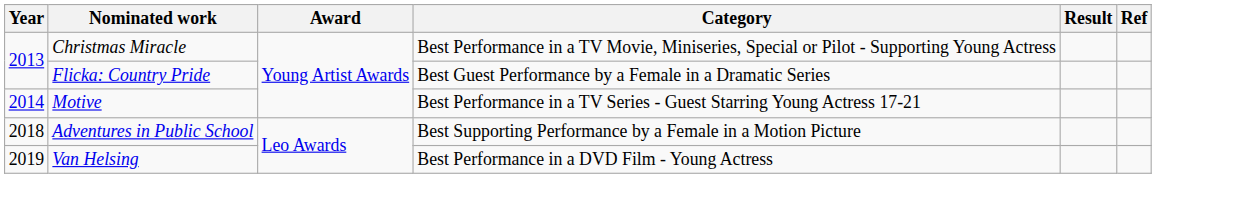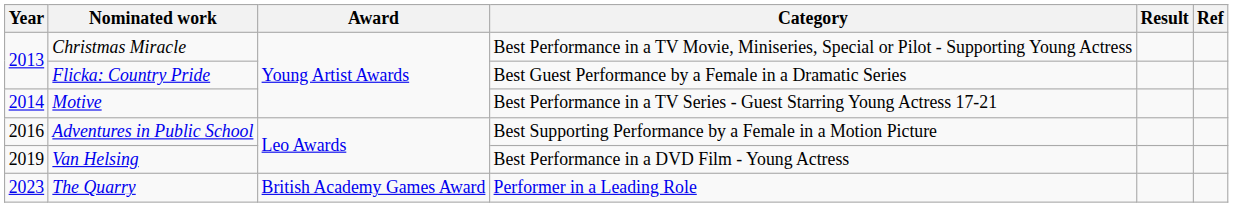(26, 131) 2018 -> (26, 131) 2016
+ row: (94, 187)
